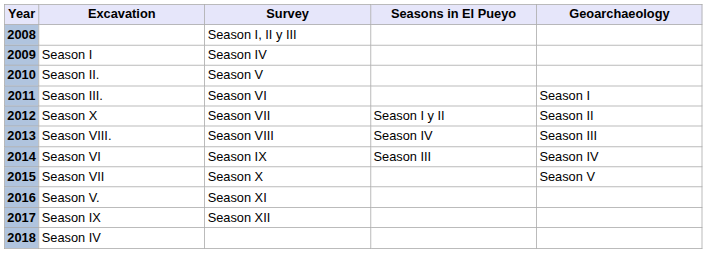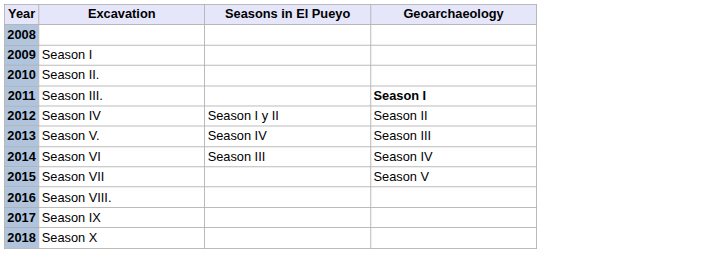- column: (288, 14)
(565, 95) normal -> (400, 95) bold
(69, 116) Season X -> (71, 116) Season IV
(77, 136) Season VIII. -> (71, 136) Season V.
(71, 197) Season V. -> (77, 197) Season VIII.
(71, 237) Season IV -> (69, 237) Season X
